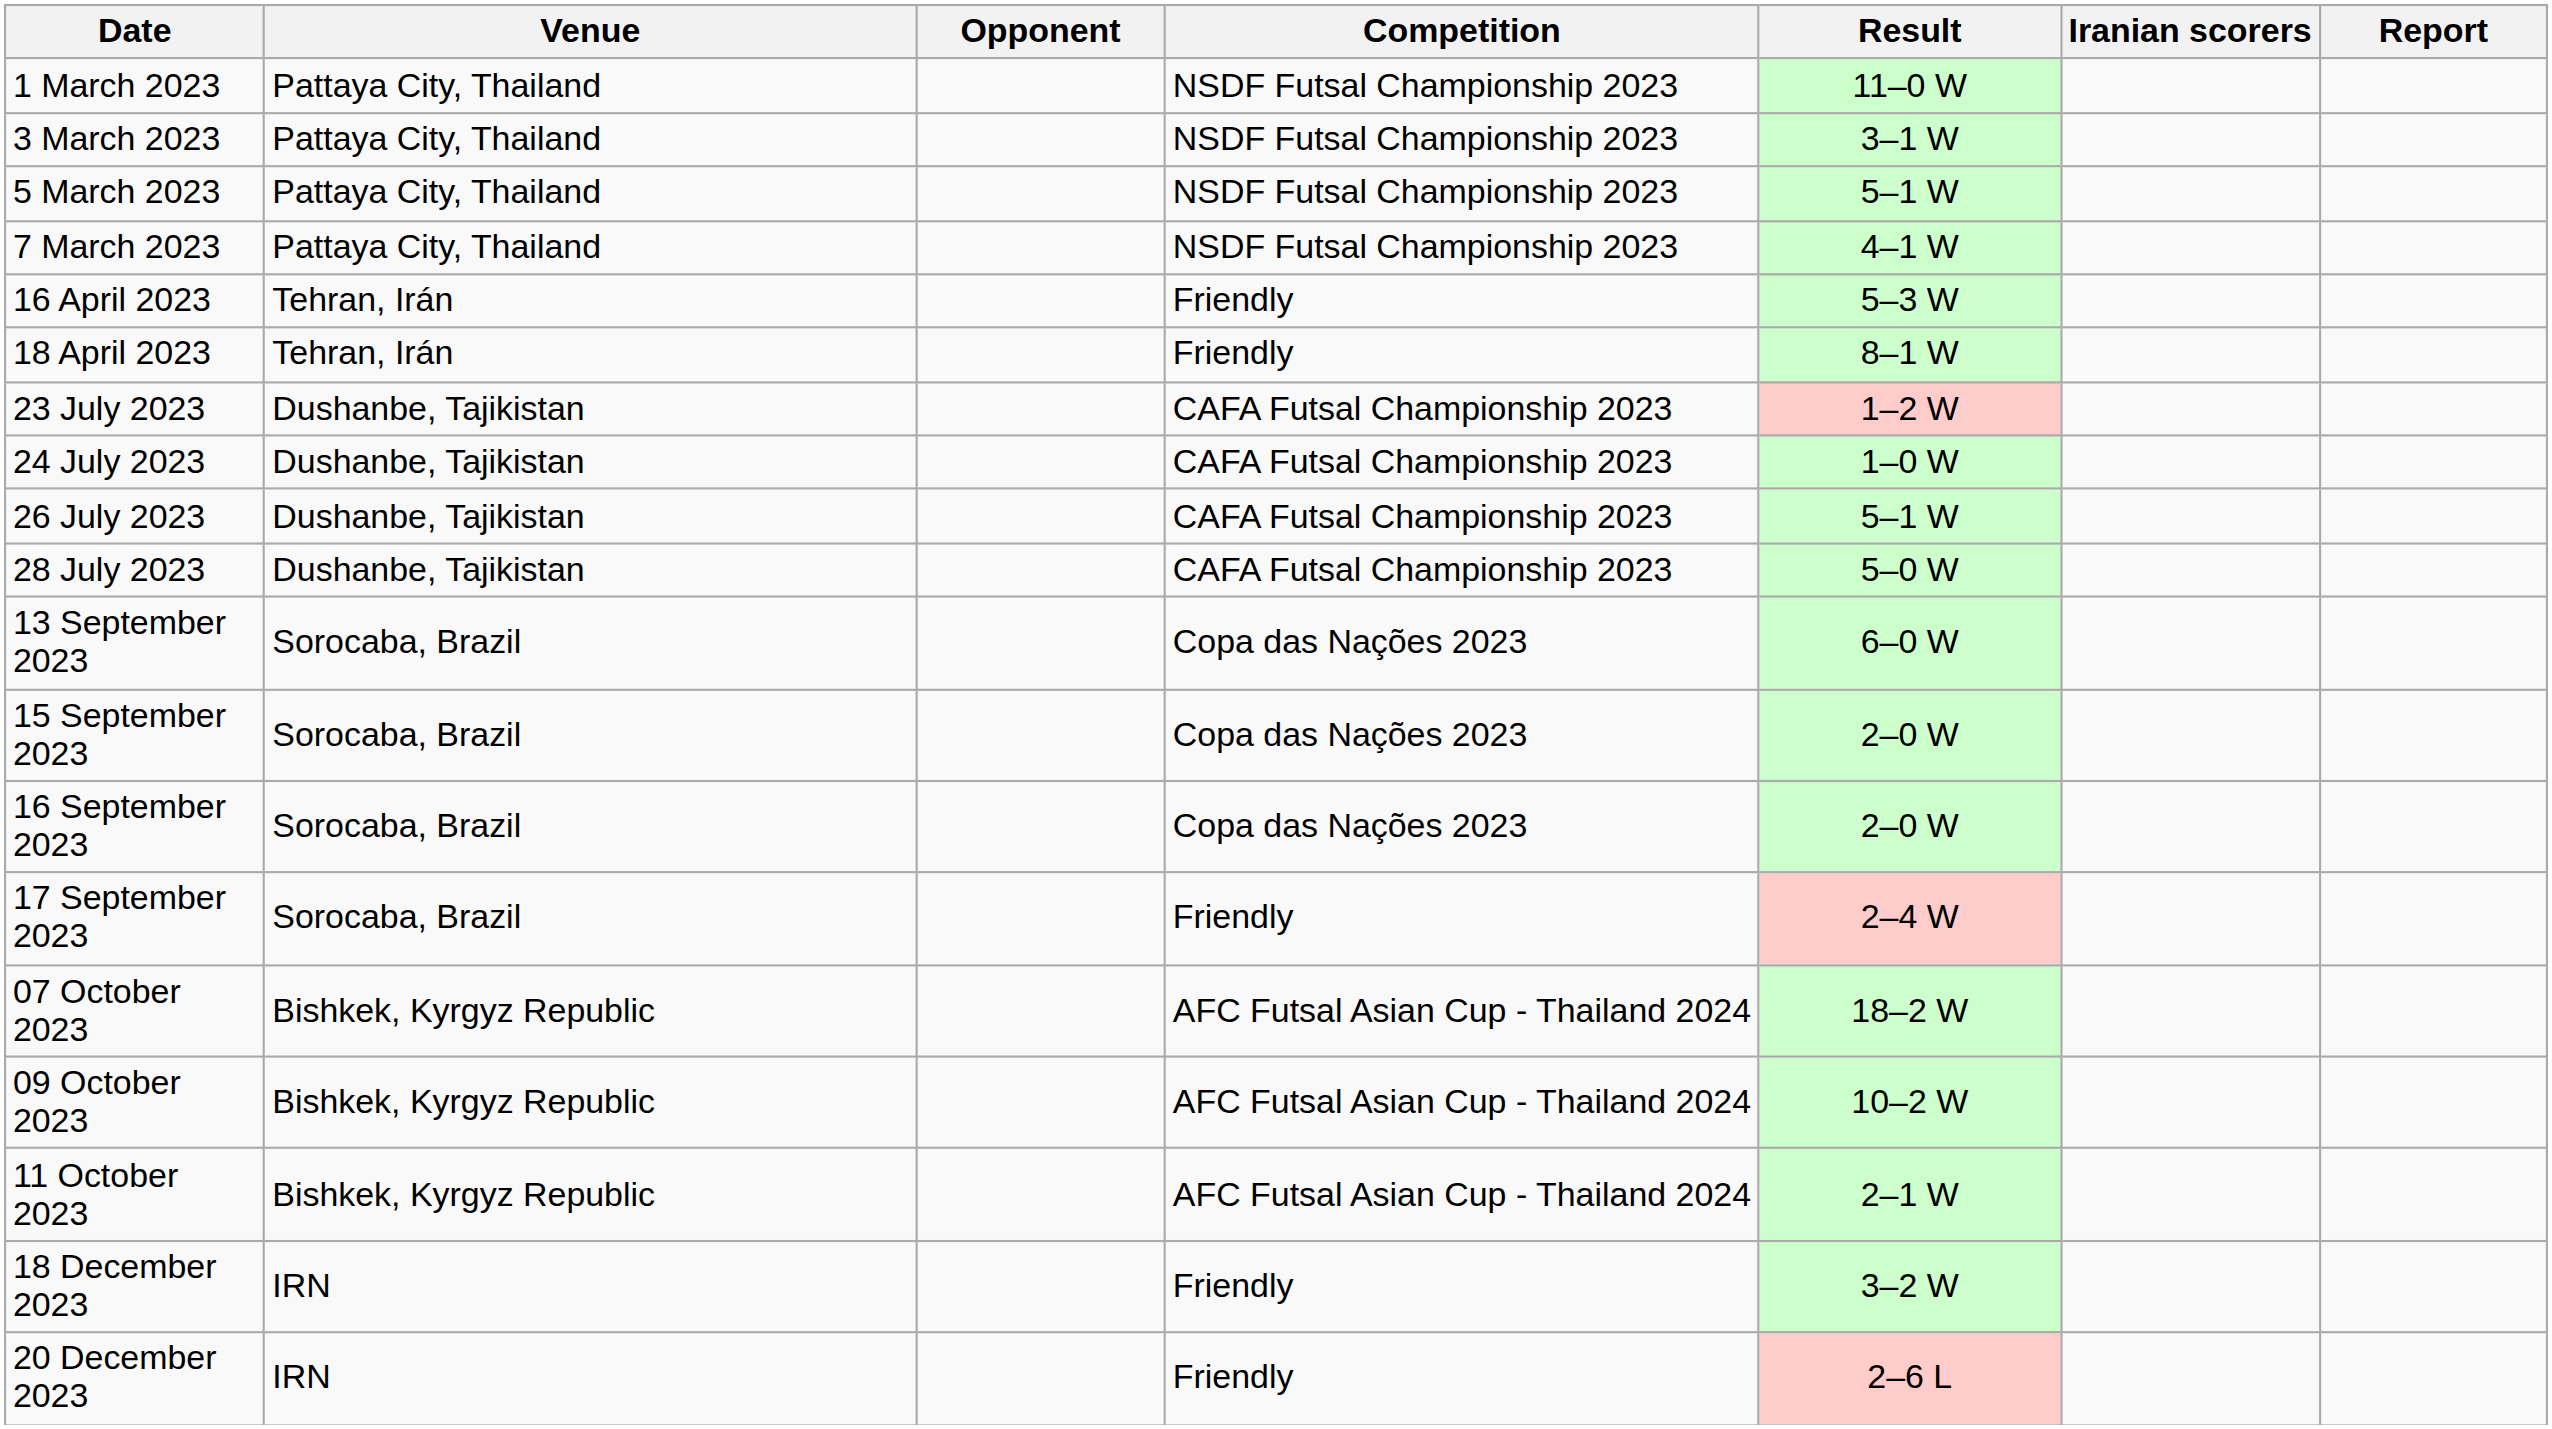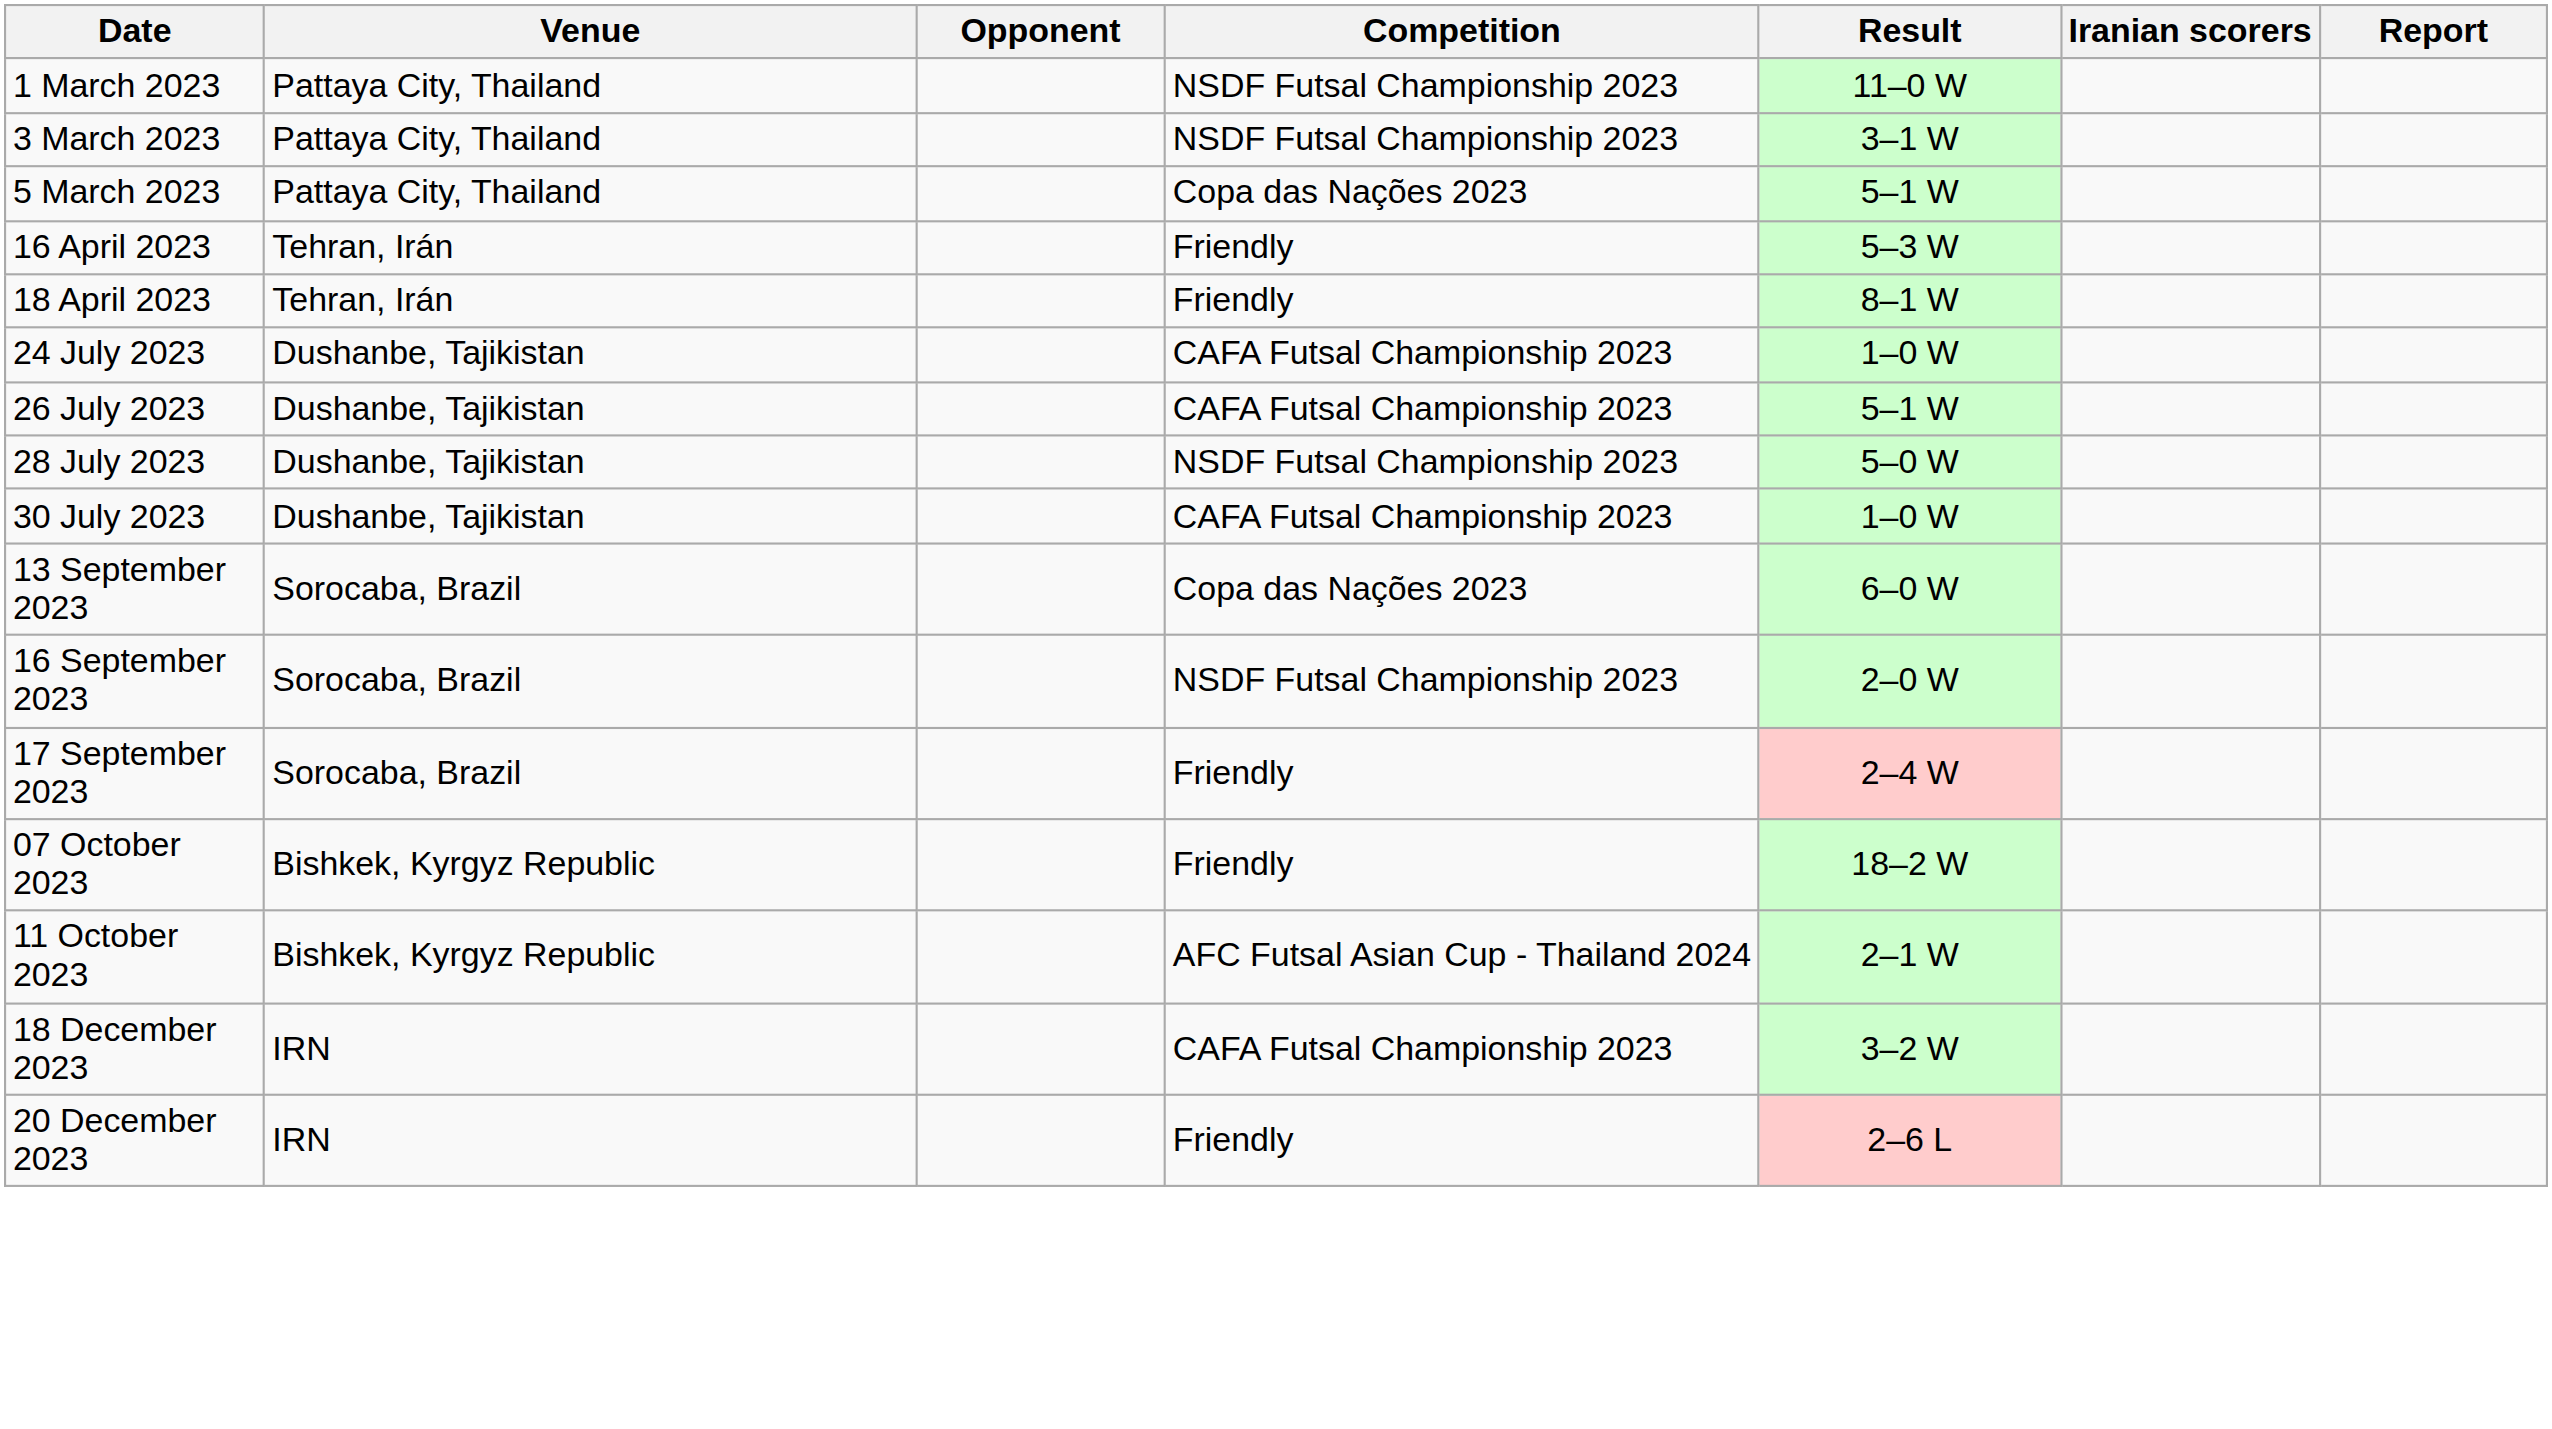(1425, 192) NSDF Futsal Championship 2023 -> (1350, 192) Copa das Nações 2023
- row: (117, 246)
- row: (109, 407)
(1423, 569) CAFA Futsal Championship 2023 -> (1425, 461) NSDF Futsal Championship 2023
+ row: (109, 515)
- row: (119, 734)
(1350, 826) Copa das Nações 2023 -> (1425, 680) NSDF Futsal Championship 2023
(1462, 1010) AFC Futsal Asian Cup - Thailand 2024 -> (1233, 864) Friendly
- row: (97, 1101)
(1233, 1285) Friendly -> (1423, 1048) CAFA Futsal Championship 2023
